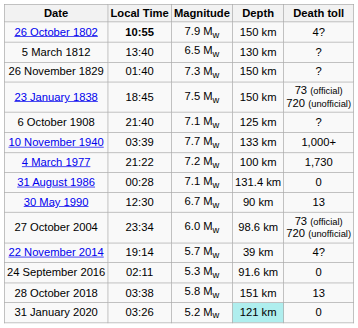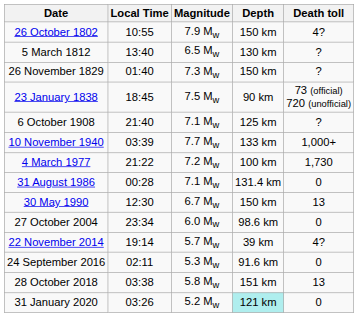(140, 32) bold -> (140, 32) normal
(258, 97) 150 km -> (258, 97) 90 km
(258, 202) 90 km -> (258, 202) 150 km
(319, 227) 73 (official) 720 (unofficial) -> (319, 222) 0
